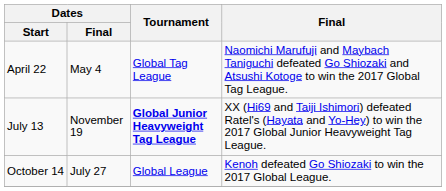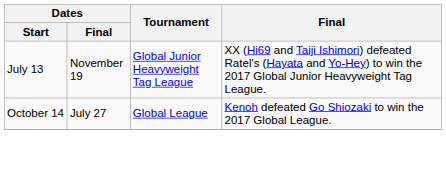- row: (27, 69)
(170, 126) bold -> (167, 69) normal
